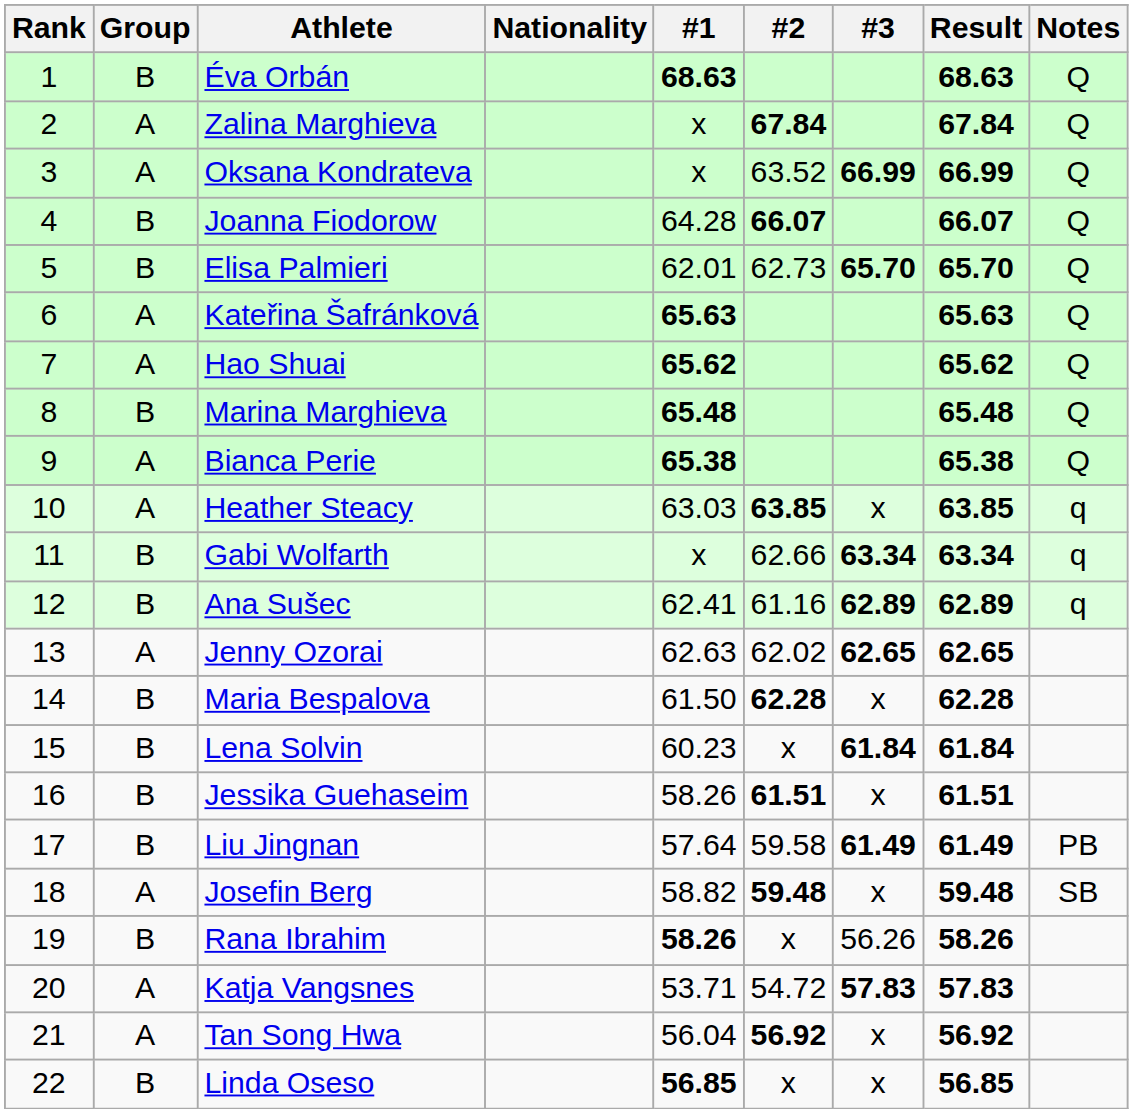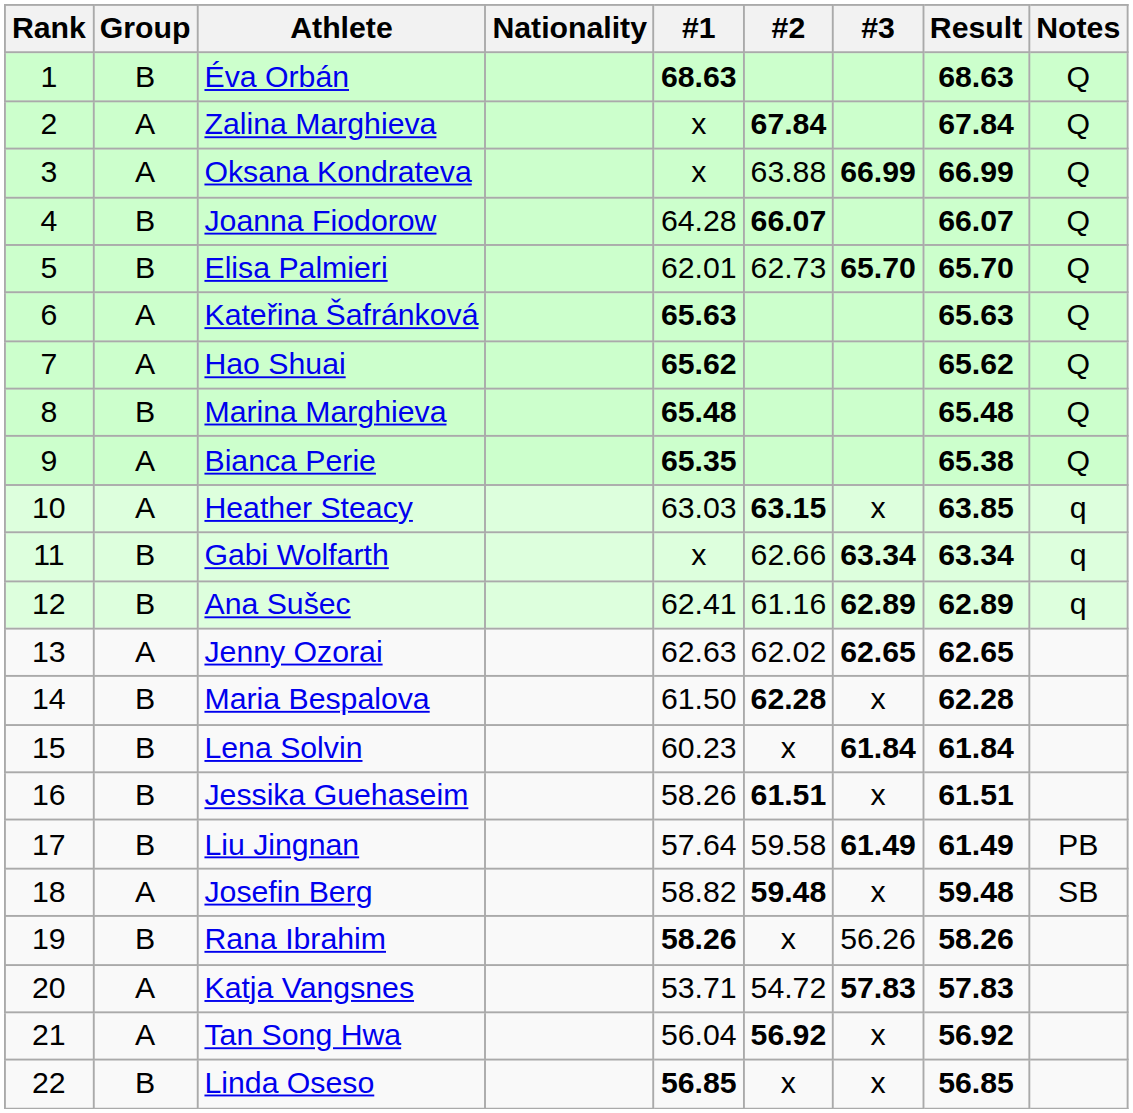(788, 172) 63.52 -> (788, 172) 63.88
(699, 460) 65.38 -> (699, 460) 65.35
(788, 508) 63.85 -> (788, 508) 63.15
